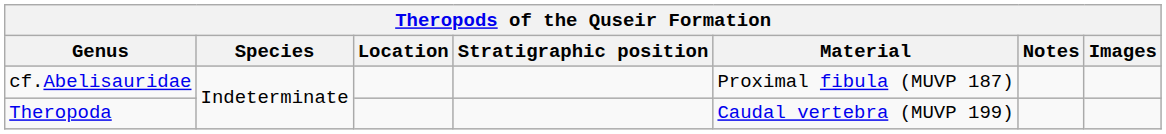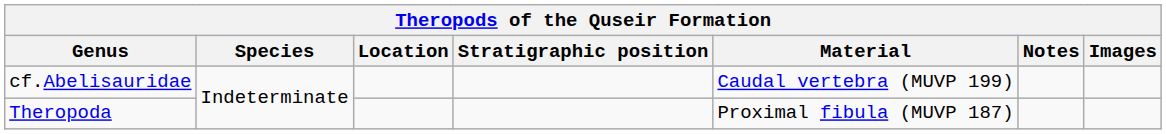(866, 82) Proximal fibula (MUVP 187) -> (866, 82) Caudal vertebra (MUVP 199)
(866, 113) Caudal vertebra (MUVP 199) -> (866, 113) Proximal fibula (MUVP 187)
